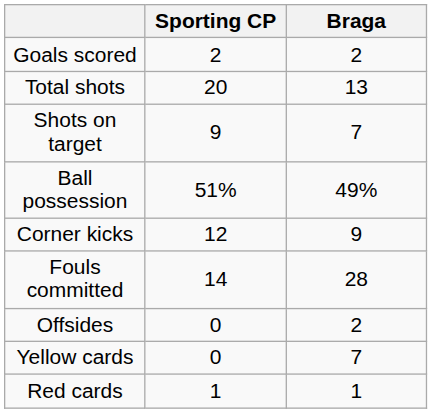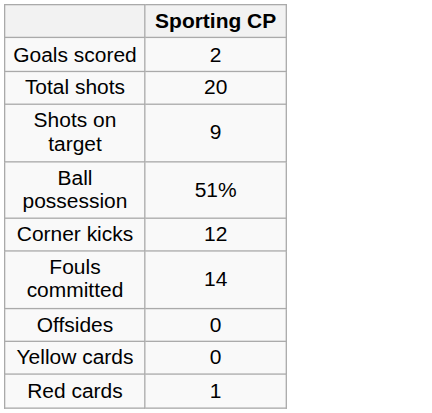- column: (356, 21)
